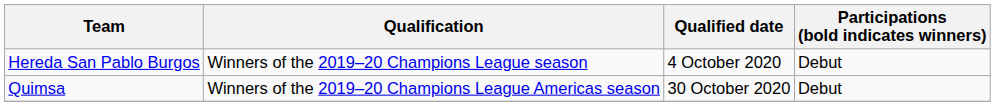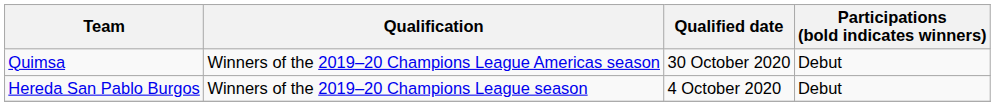rows swapped: (104, 62) <-> (37, 88)
